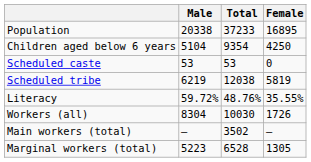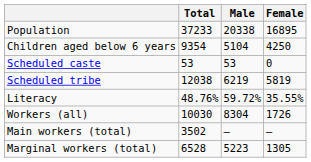columns swapped: (242, 13) <-> (200, 13)
